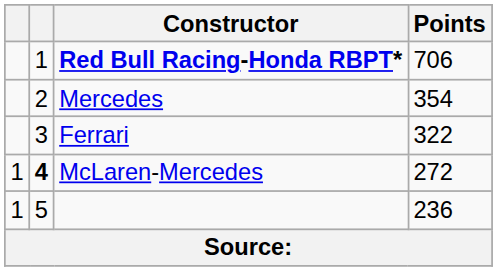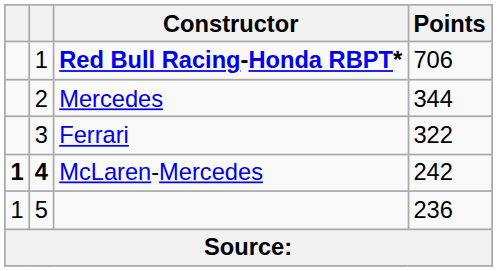(433, 98) 354 -> (433, 98) 344
(17, 172) normal -> (17, 172) bold
(433, 172) 272 -> (433, 172) 242
